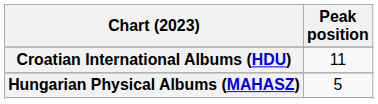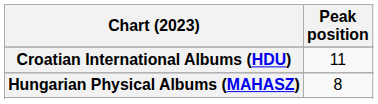(338, 85) 5 -> (338, 85) 8
